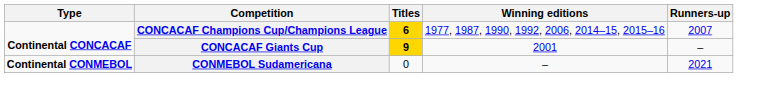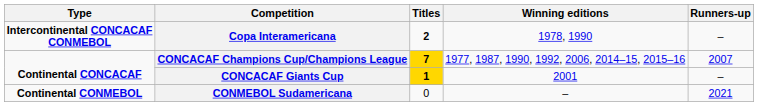+ row: (282, 36)
(406, 30) 6 -> (426, 59) 7
(406, 47) 9 -> (426, 76) 1
